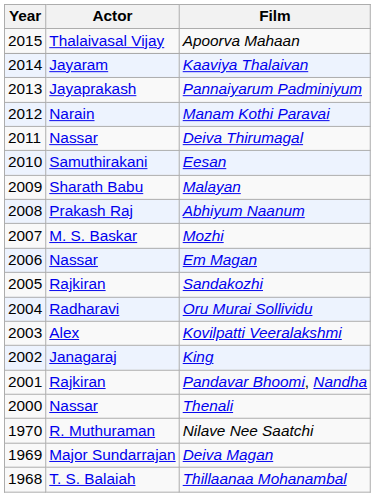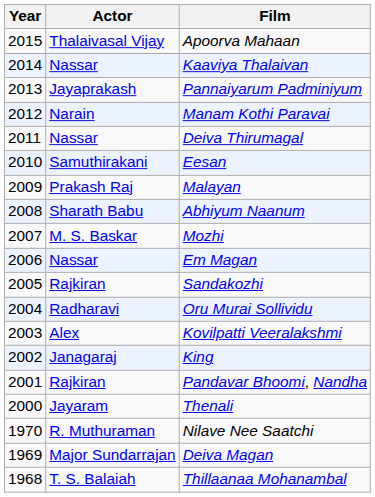(79, 65) Jayaram -> (74, 65) Nassar
(96, 187) Sharath Babu -> (91, 187) Prakash Raj
(91, 211) Prakash Raj -> (96, 211) Sharath Babu
(74, 406) Nassar -> (79, 406) Jayaram
